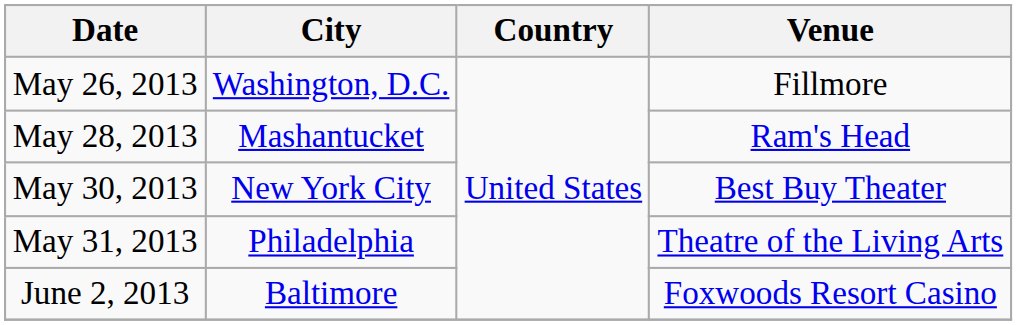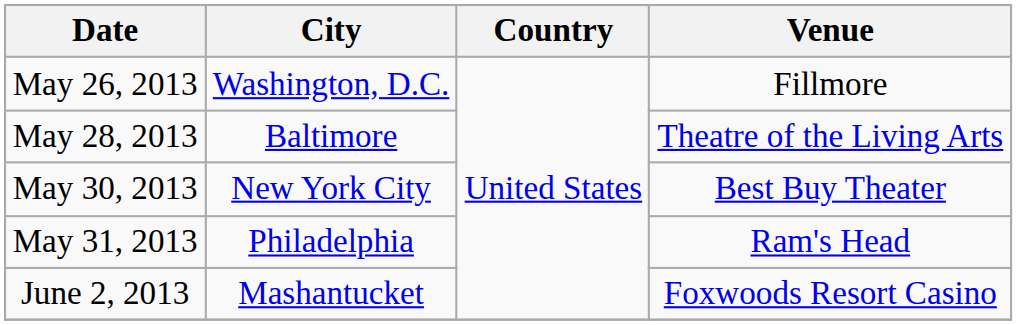(331, 135) Mashantucket -> (331, 135) Baltimore
(830, 135) Ram's Head -> (830, 135) Theatre of the Living Arts
(830, 240) Theatre of the Living Arts -> (830, 240) Ram's Head
(331, 293) Baltimore -> (331, 293) Mashantucket
